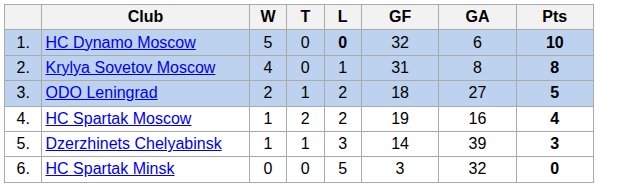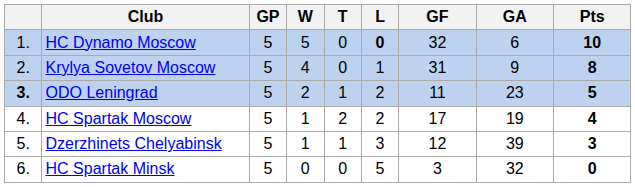+ column: (268, 17)
(477, 67) 8 -> (515, 67) 9
(23, 93) normal -> (23, 93) bold
(400, 93) 18 -> (437, 93) 11
(477, 93) 27 -> (515, 93) 23
(400, 118) 19 -> (437, 118) 17
(477, 118) 16 -> (515, 118) 19
(400, 144) 14 -> (437, 144) 12
